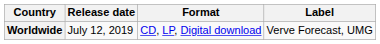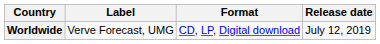columns swapped: (101, 13) <-> (320, 13)
